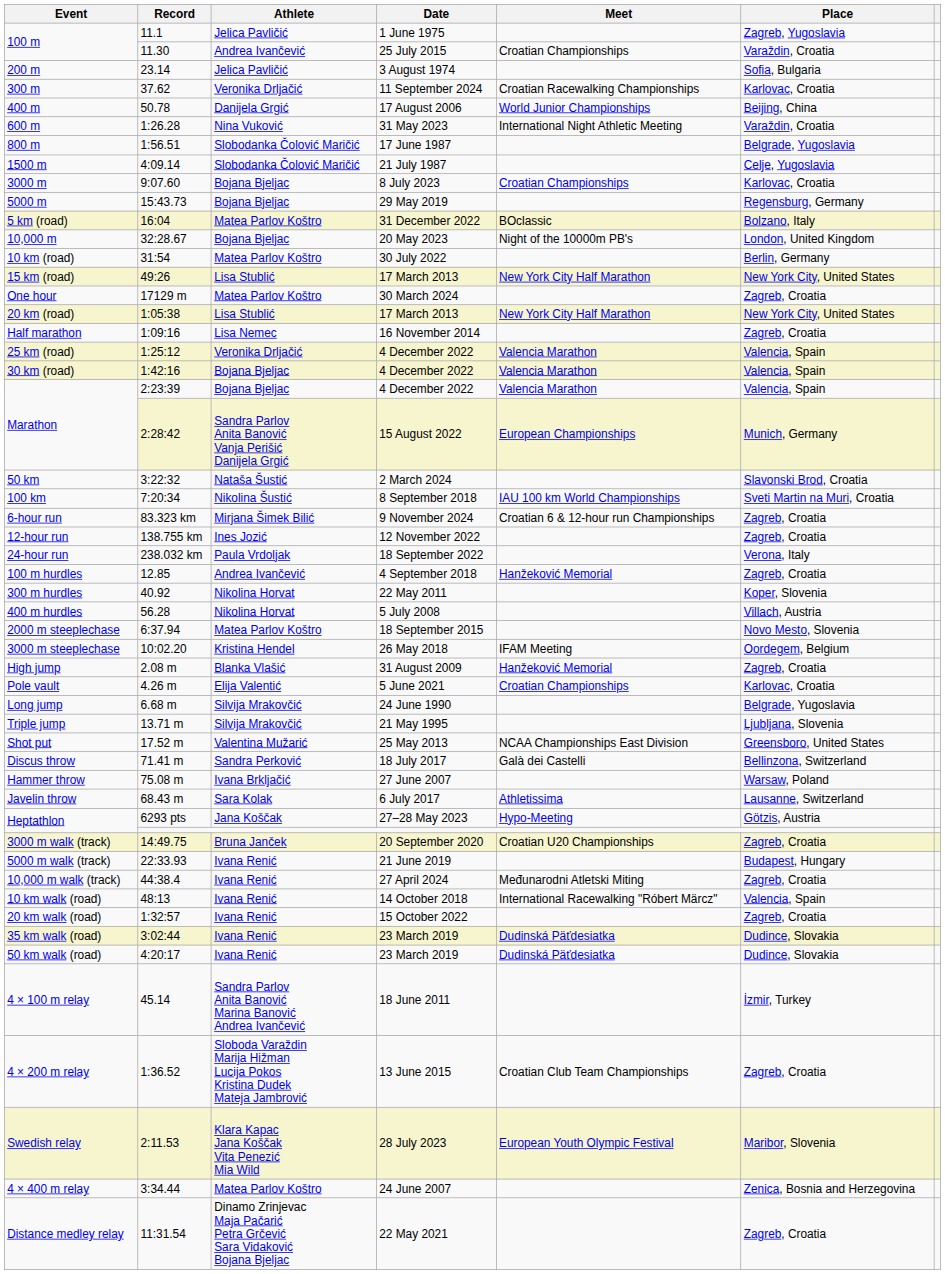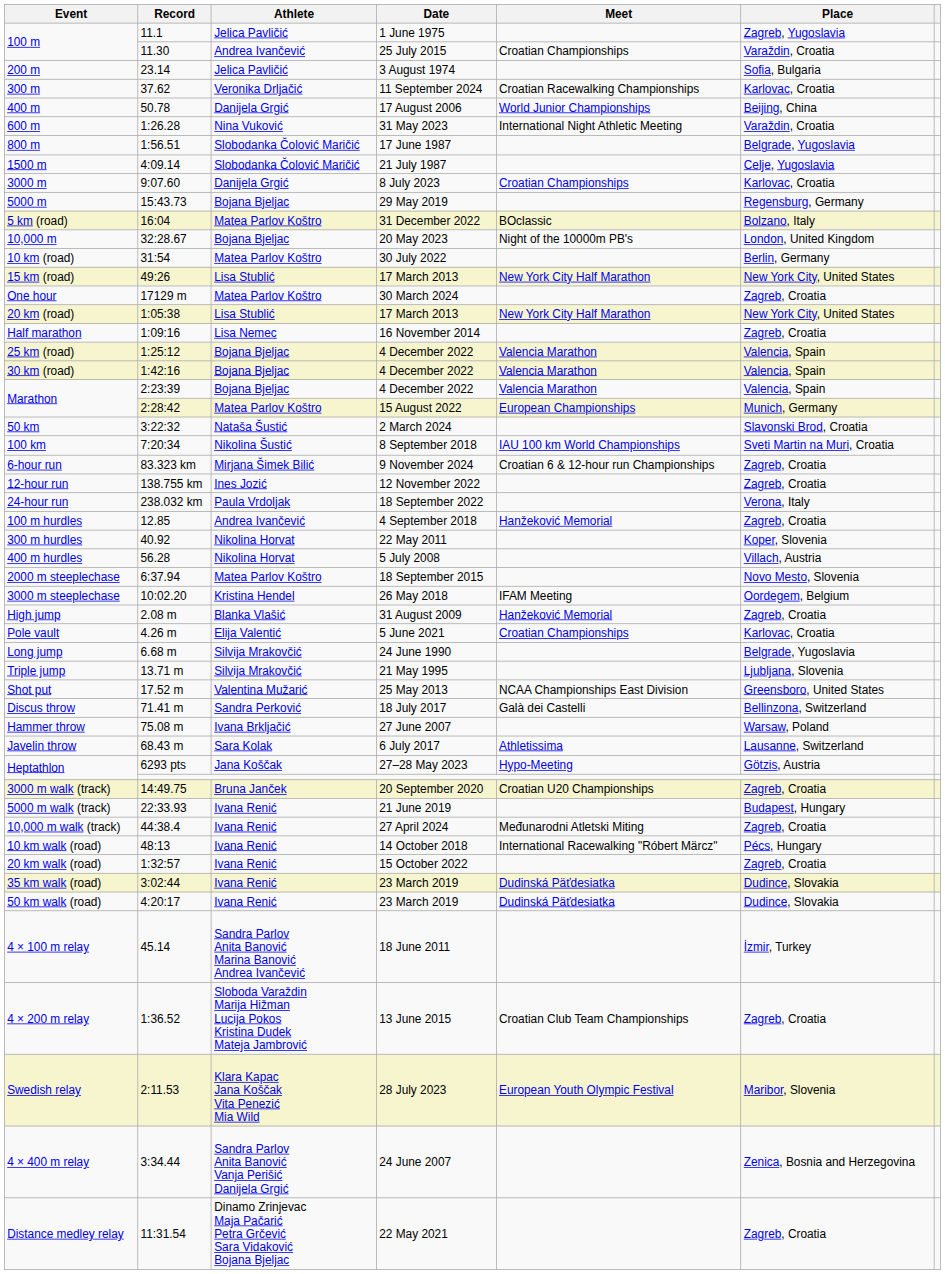(252, 183) Bojana Bjeljac -> (251, 183) Danijela Grgić
(258, 352) Veronika Drljačić -> (252, 352) Bojana Bjeljac
(252, 441) Sandra Parlov Anita Banović Vanja Perišić Danijela Grgić -> (268, 408) Matea Parlov Koštro
(785, 898) Valencia, Spain -> (783, 845) Pécs, Hungary
(268, 1189) Matea Parlov Koštro -> (252, 1169) Sandra Parlov Anita Banović Vanja Perišić Danijela Grgić
